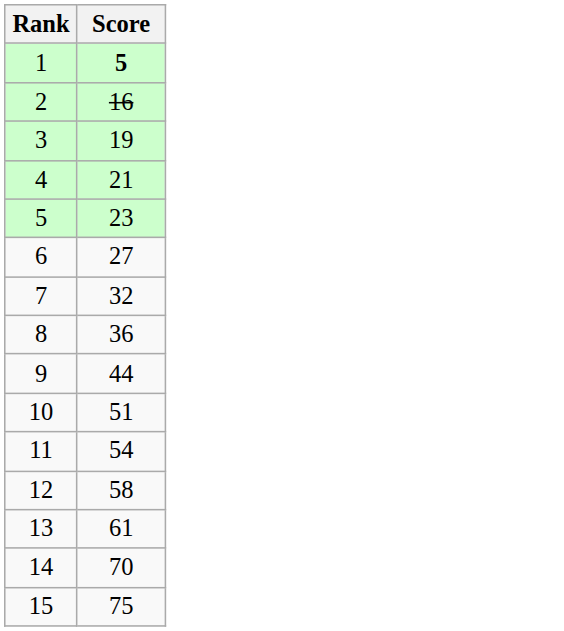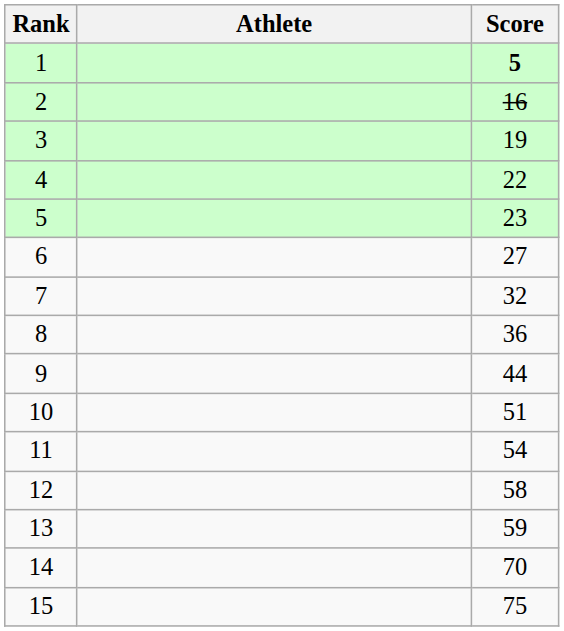+ column: (274, 23)
(121, 179) 21 -> (515, 179) 22
(121, 528) 61 -> (515, 528) 59
